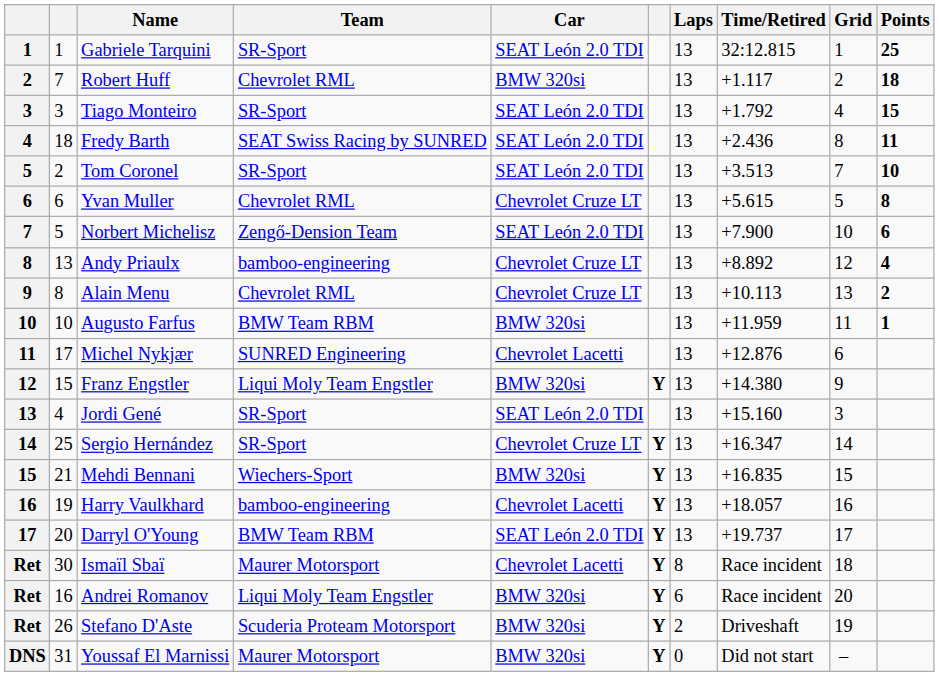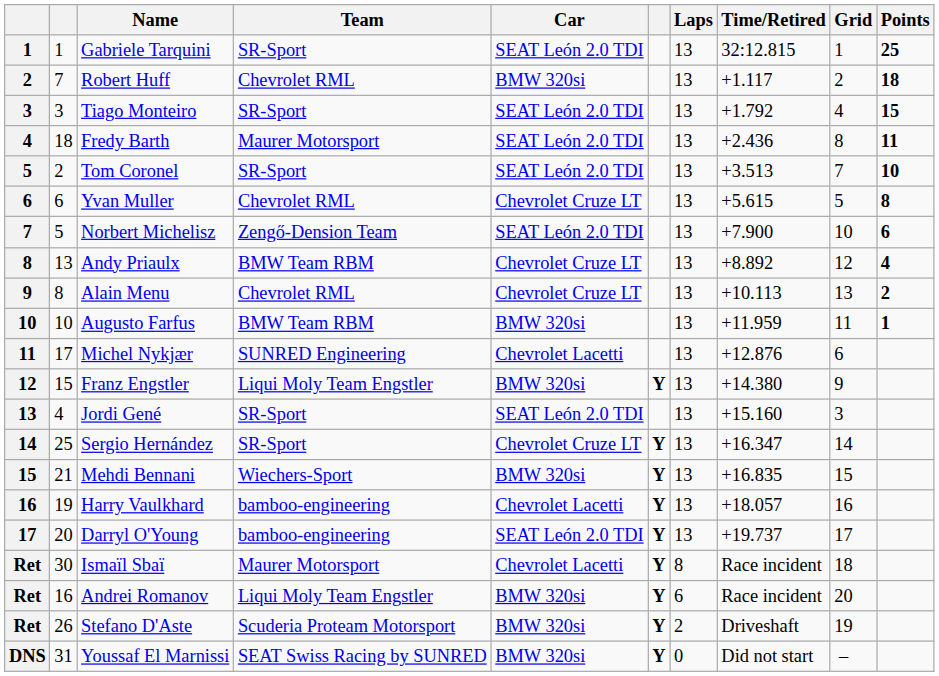(362, 141) SEAT Swiss Racing by SUNRED -> (309, 141) Maurer Motorsport
(314, 262) bamboo-engineering -> (306, 262) BMW Team RBM
(306, 535) BMW Team RBM -> (314, 535) bamboo-engineering
(309, 656) Maurer Motorsport -> (362, 656) SEAT Swiss Racing by SUNRED
